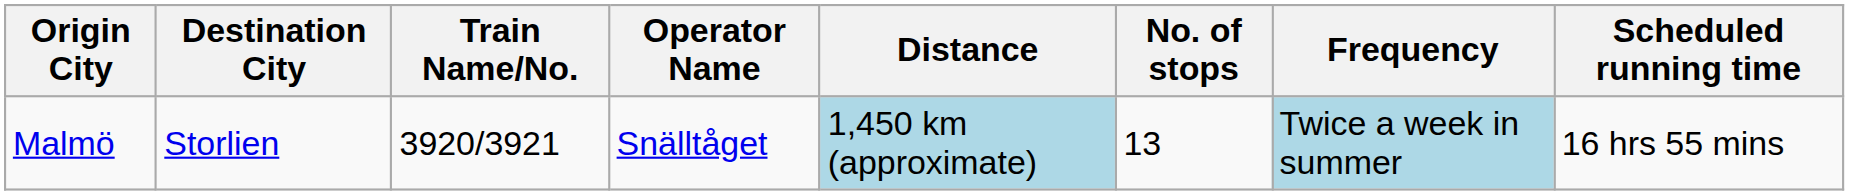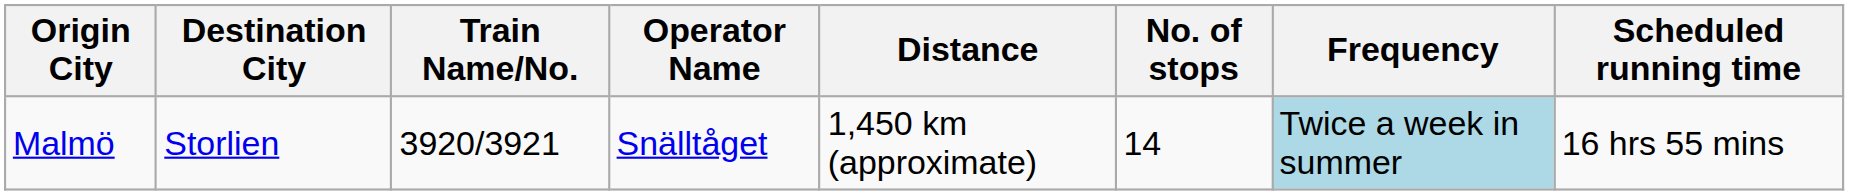(932, 142) lightblue background -> (932, 142) no background
(1142, 142) 13 -> (1142, 142) 14
